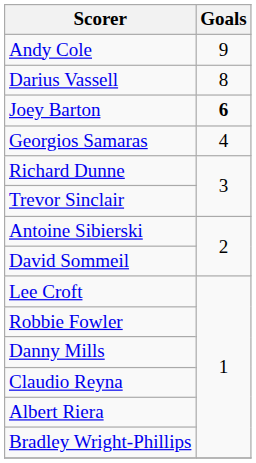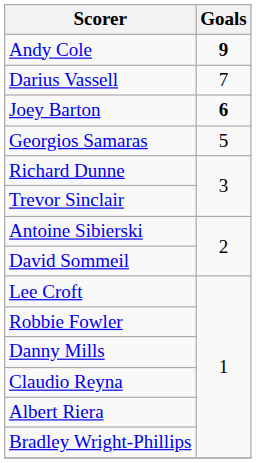(223, 49) normal -> (223, 49) bold
(223, 79) 8 -> (223, 79) 7
(223, 140) 4 -> (223, 140) 5
